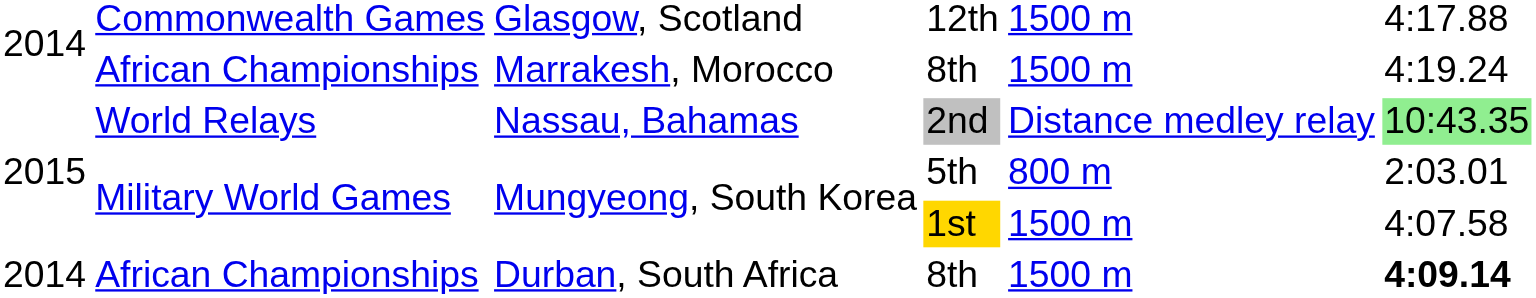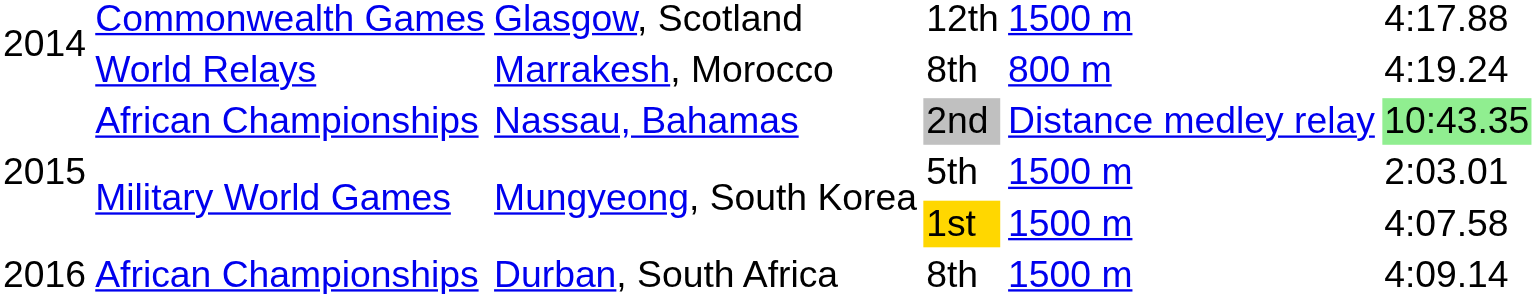(287, 69) African Championships -> (206, 69) World Relays
(1070, 69) 1500 m -> (1060, 69) 800 m
(206, 120) World Relays -> (287, 120) African Championships
(1060, 172) 800 m -> (1070, 172) 1500 m
(44, 274) 2014 -> (44, 274) 2016
(1447, 274) bold -> (1446, 274) normal
